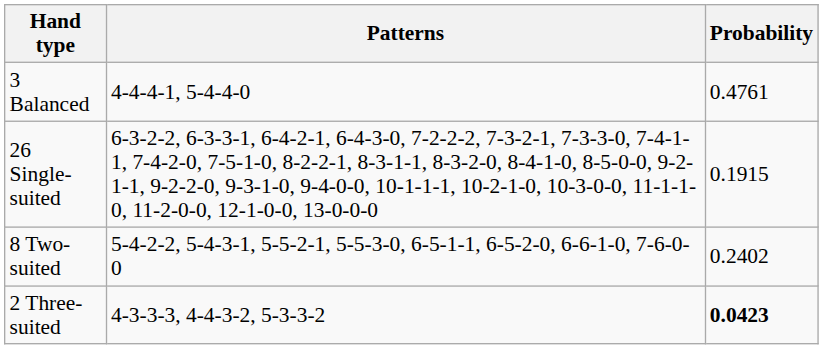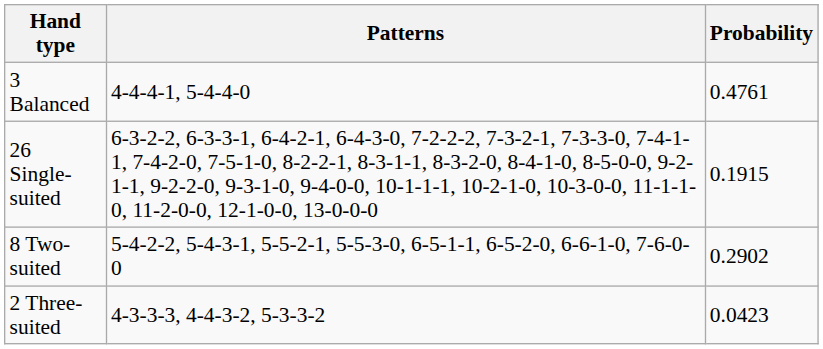(739, 256) 0.2402 -> (739, 256) 0.2902
(739, 314) bold -> (739, 314) normal
